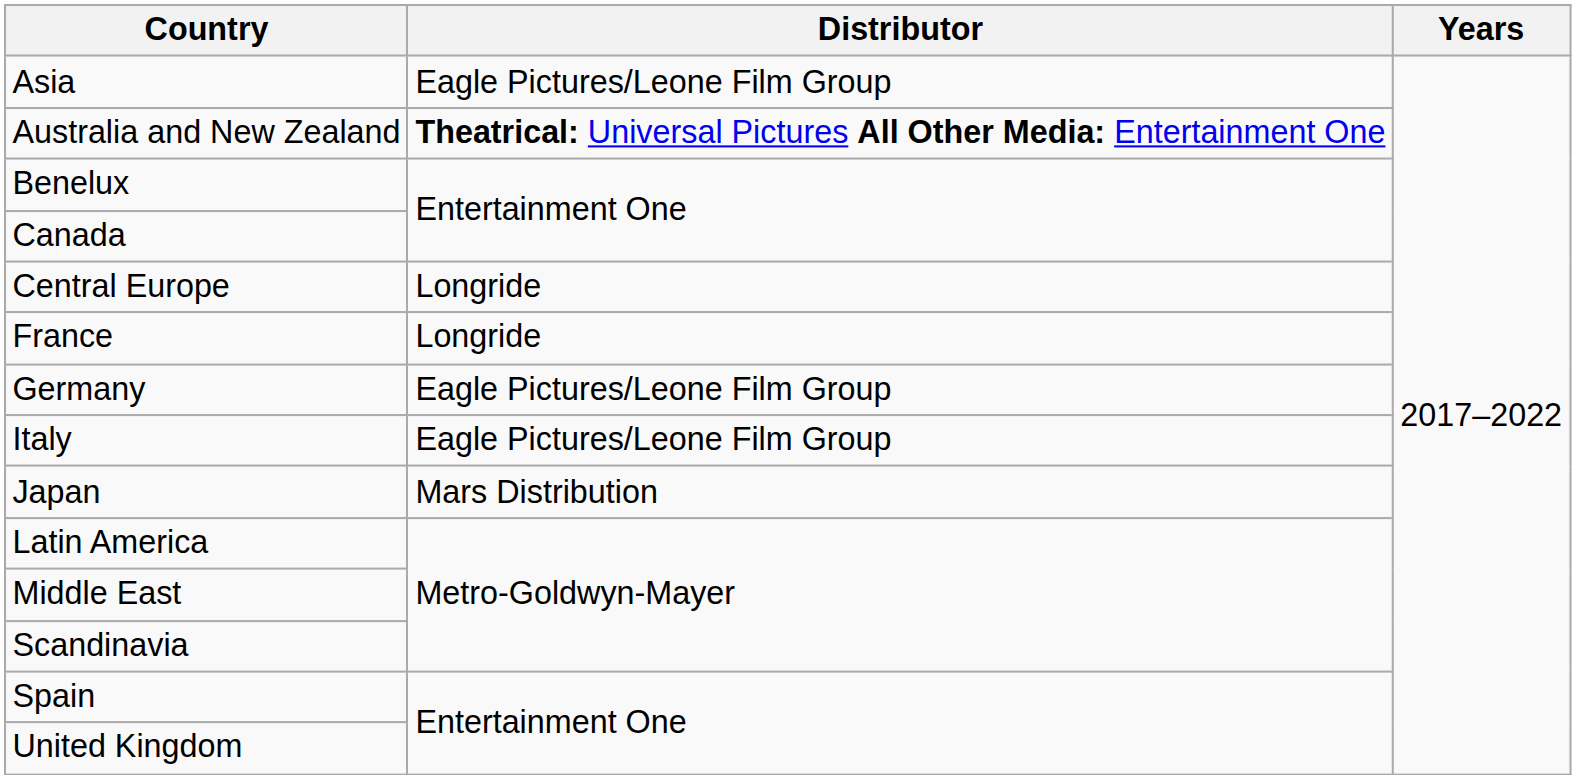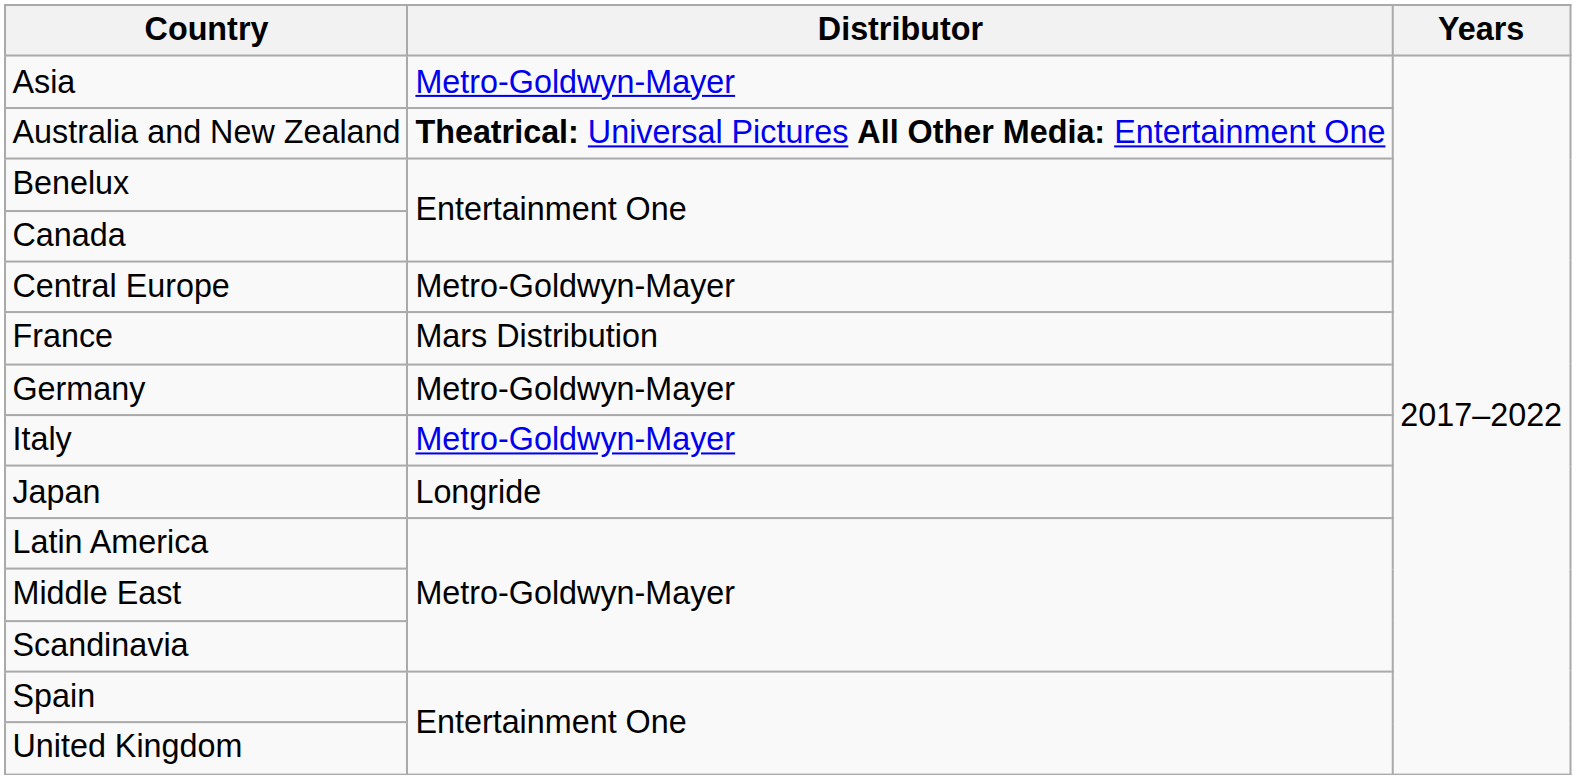(653, 81) Eagle Pictures/Leone Film Group -> (575, 81) Metro-Goldwyn-Mayer
(478, 286) Longride -> (575, 286) Metro-Goldwyn-Mayer
(478, 337) Longride -> (537, 337) Mars Distribution
(653, 388) Eagle Pictures/Leone Film Group -> (575, 388) Metro-Goldwyn-Mayer
(653, 440) Eagle Pictures/Leone Film Group -> (575, 440) Metro-Goldwyn-Mayer
(537, 491) Mars Distribution -> (478, 491) Longride
